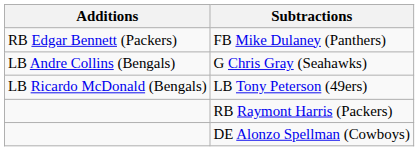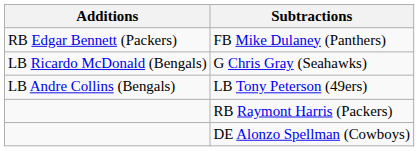(92, 63) LB Andre Collins (Bengals) -> (107, 63) LB Ricardo McDonald (Bengals)
(107, 87) LB Ricardo McDonald (Bengals) -> (92, 87) LB Andre Collins (Bengals)
